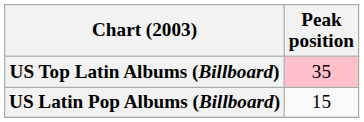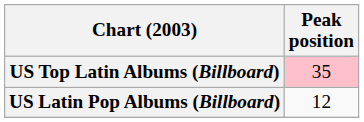(321, 102) 15 -> (321, 102) 12
